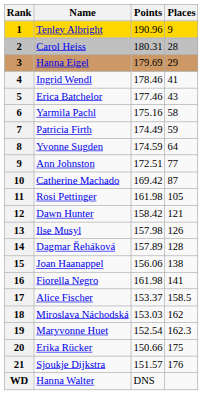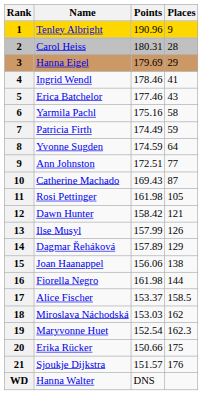(148, 180) 169.42 -> (148, 180) 169.43
(148, 230) 157.98 -> (148, 230) 157.99
(175, 247) 128 -> (175, 247) 129
(175, 280) 141 -> (175, 280) 144
